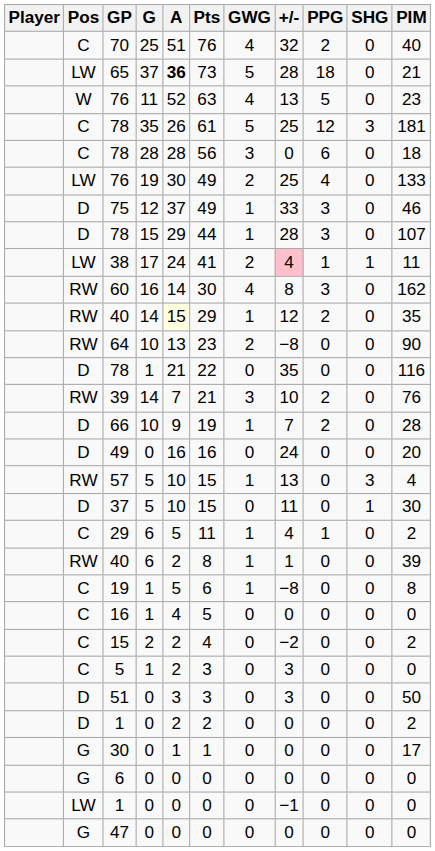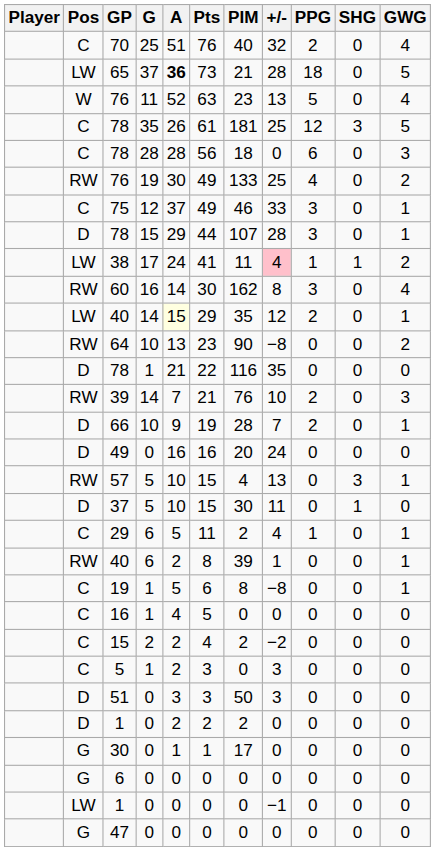columns swapped: (411, 18) <-> (250, 18)
(83, 180) LW -> (83, 180) RW
(83, 208) D -> (83, 208) C
(83, 316) RW -> (83, 316) LW
